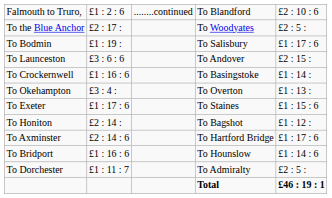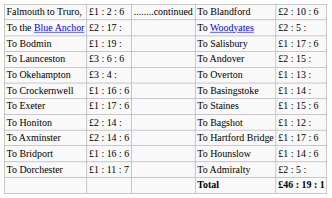rows swapped: (39, 91) <-> (40, 75)
